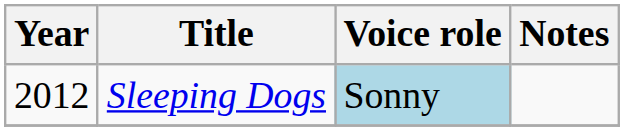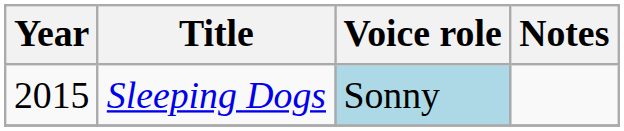(52, 94) 2012 -> (52, 94) 2015
